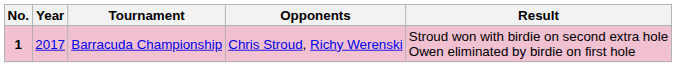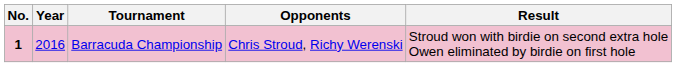(50, 44) 2017 -> (50, 44) 2016
